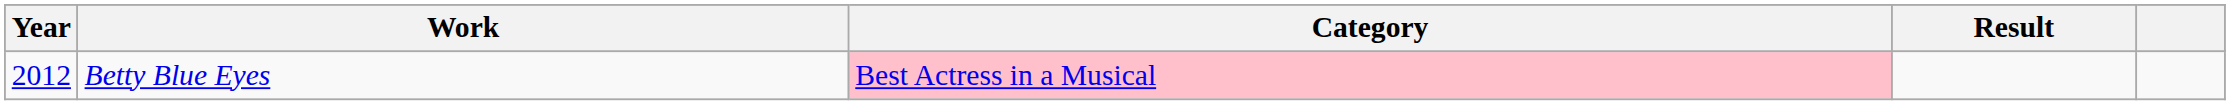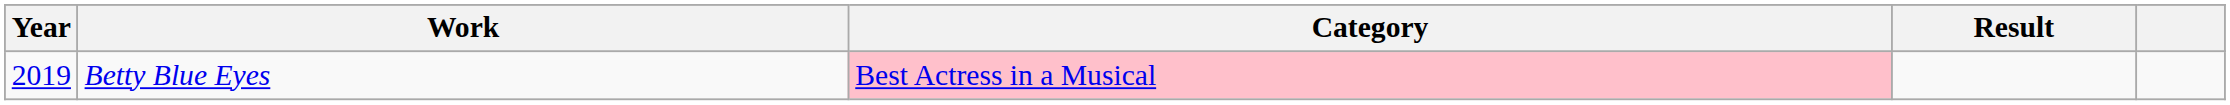(41, 74) 2012 -> (41, 74) 2019
